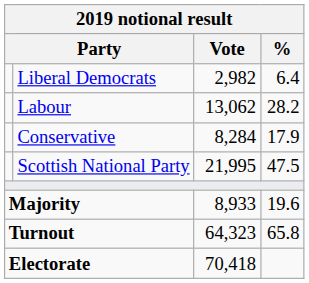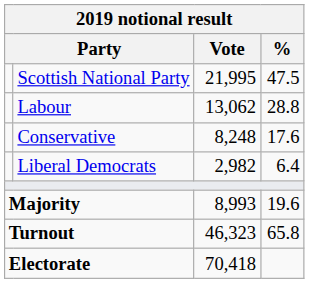rows swapped: (104, 166) <-> (87, 78)
(283, 107) 28.2 -> (283, 107) 28.8
(235, 136) 8,284 -> (235, 136) 8,248
(283, 136) 17.9 -> (283, 136) 17.6
(235, 204) 8,933 -> (235, 204) 8,993
(231, 233) 64,323 -> (231, 233) 46,323
